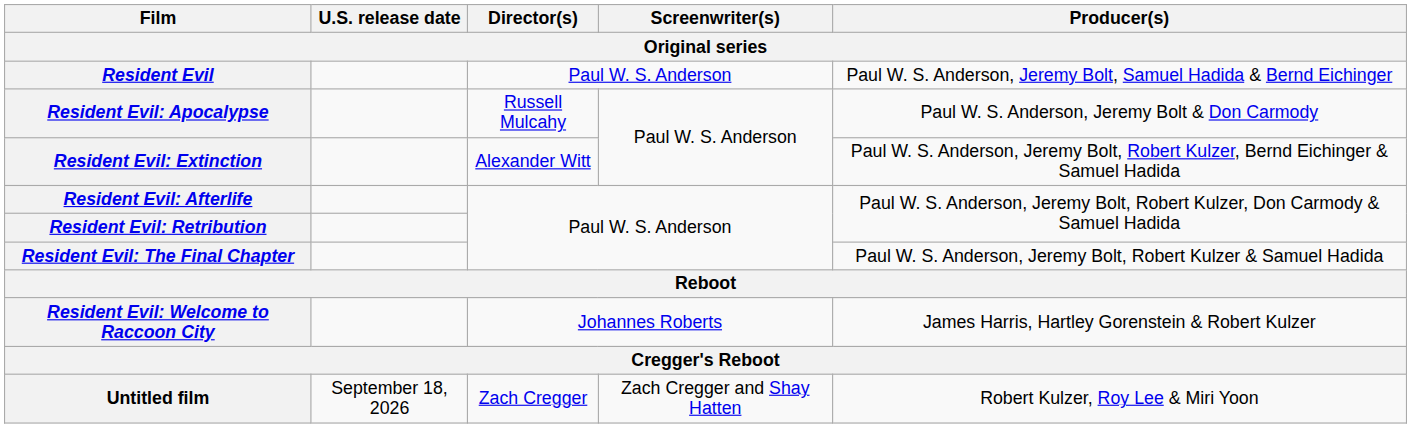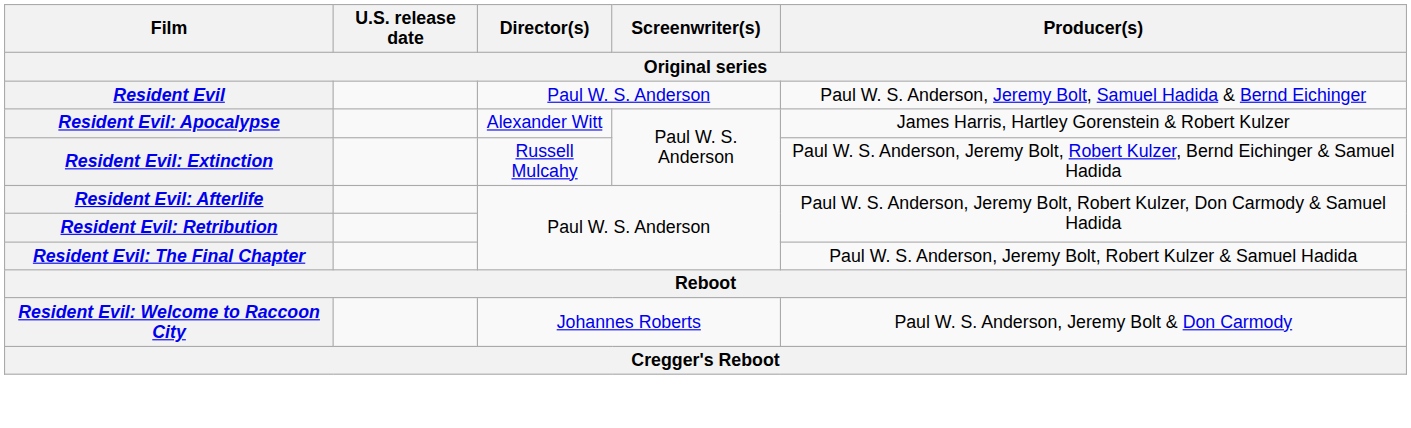(533, 113) Russell Mulcahy -> (545, 123) Alexander Witt
(1119, 113) Paul W. S. Anderson, Jeremy Bolt & Don Carmody -> (1093, 123) James Harris, Hartley Gorenstein & Robert Kulzer
(533, 161) Alexander Witt -> (545, 161) Russell Mulcahy
(1119, 322) James Harris, Hartley Gorenstein & Robert Kulzer -> (1093, 322) Paul W. S. Anderson, Jeremy Bolt & Don Carmody
- row: (158, 398)
